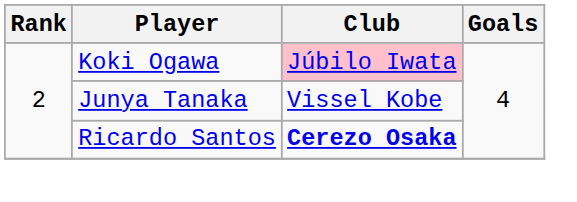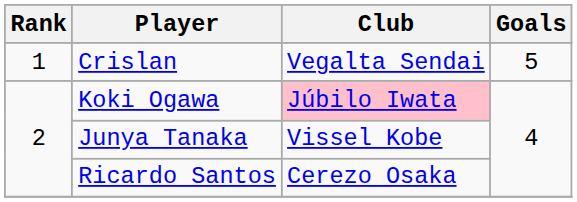+ row: (128, 62)
(372, 139) bold -> (372, 177) normal
